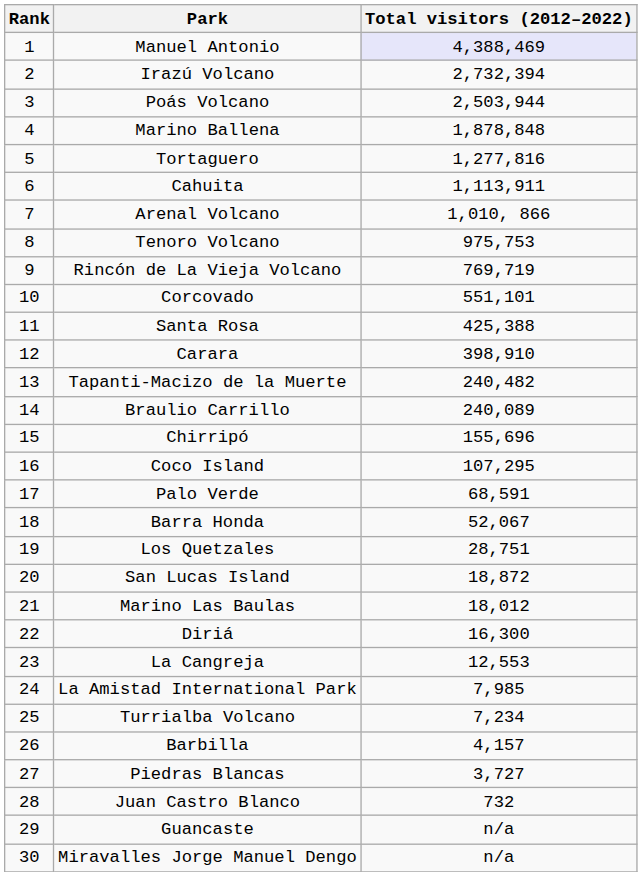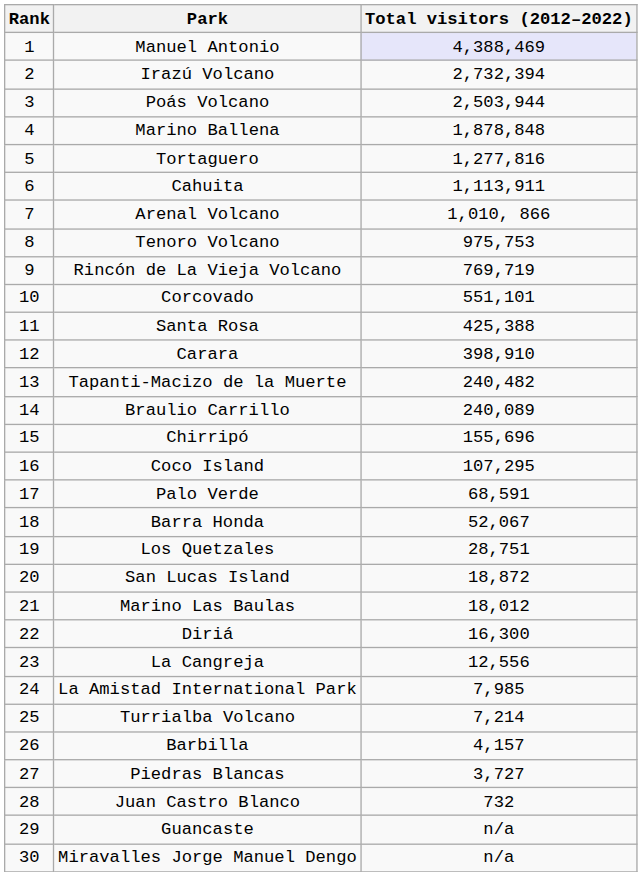(499, 662) 12,553 -> (499, 662) 12,556
(499, 718) 7,234 -> (499, 718) 7,214
